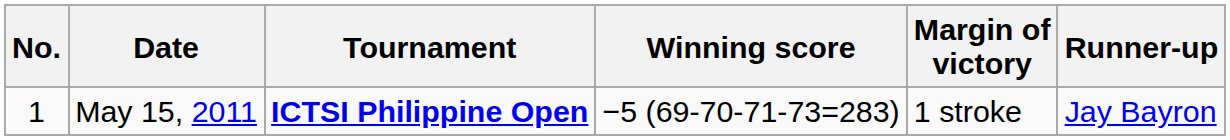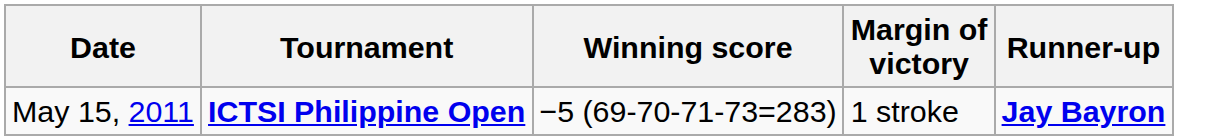- column: (37, 46)
(1141, 111) normal -> (1083, 111) bold
